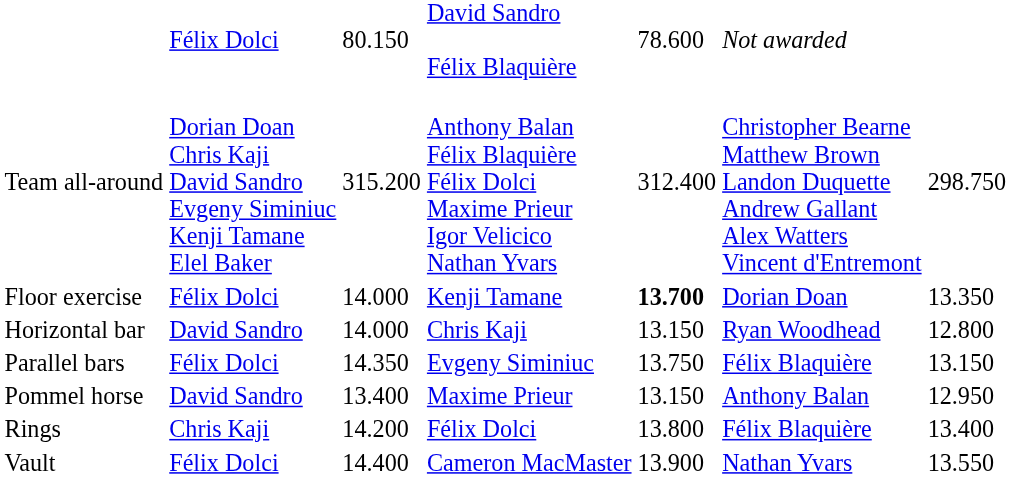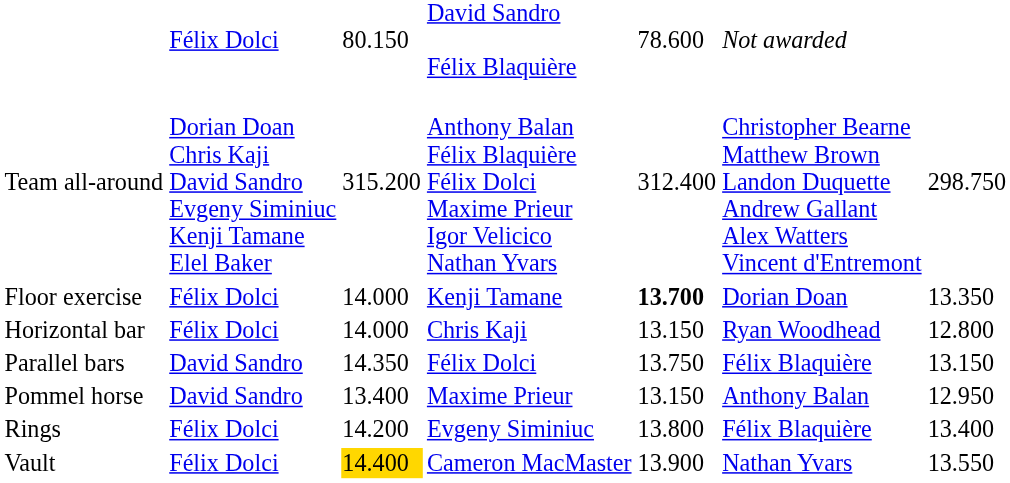(236, 329) David Sandro -> (224, 329) Félix Dolci
(224, 363) Félix Dolci -> (236, 363) David Sandro
(510, 363) Evgeny Siminiuc -> (482, 363) Félix Dolci
(219, 429) Chris Kaji -> (224, 429) Félix Dolci
(482, 429) Félix Dolci -> (510, 429) Evgeny Siminiuc
(376, 462) no background -> (376, 462) gold background
